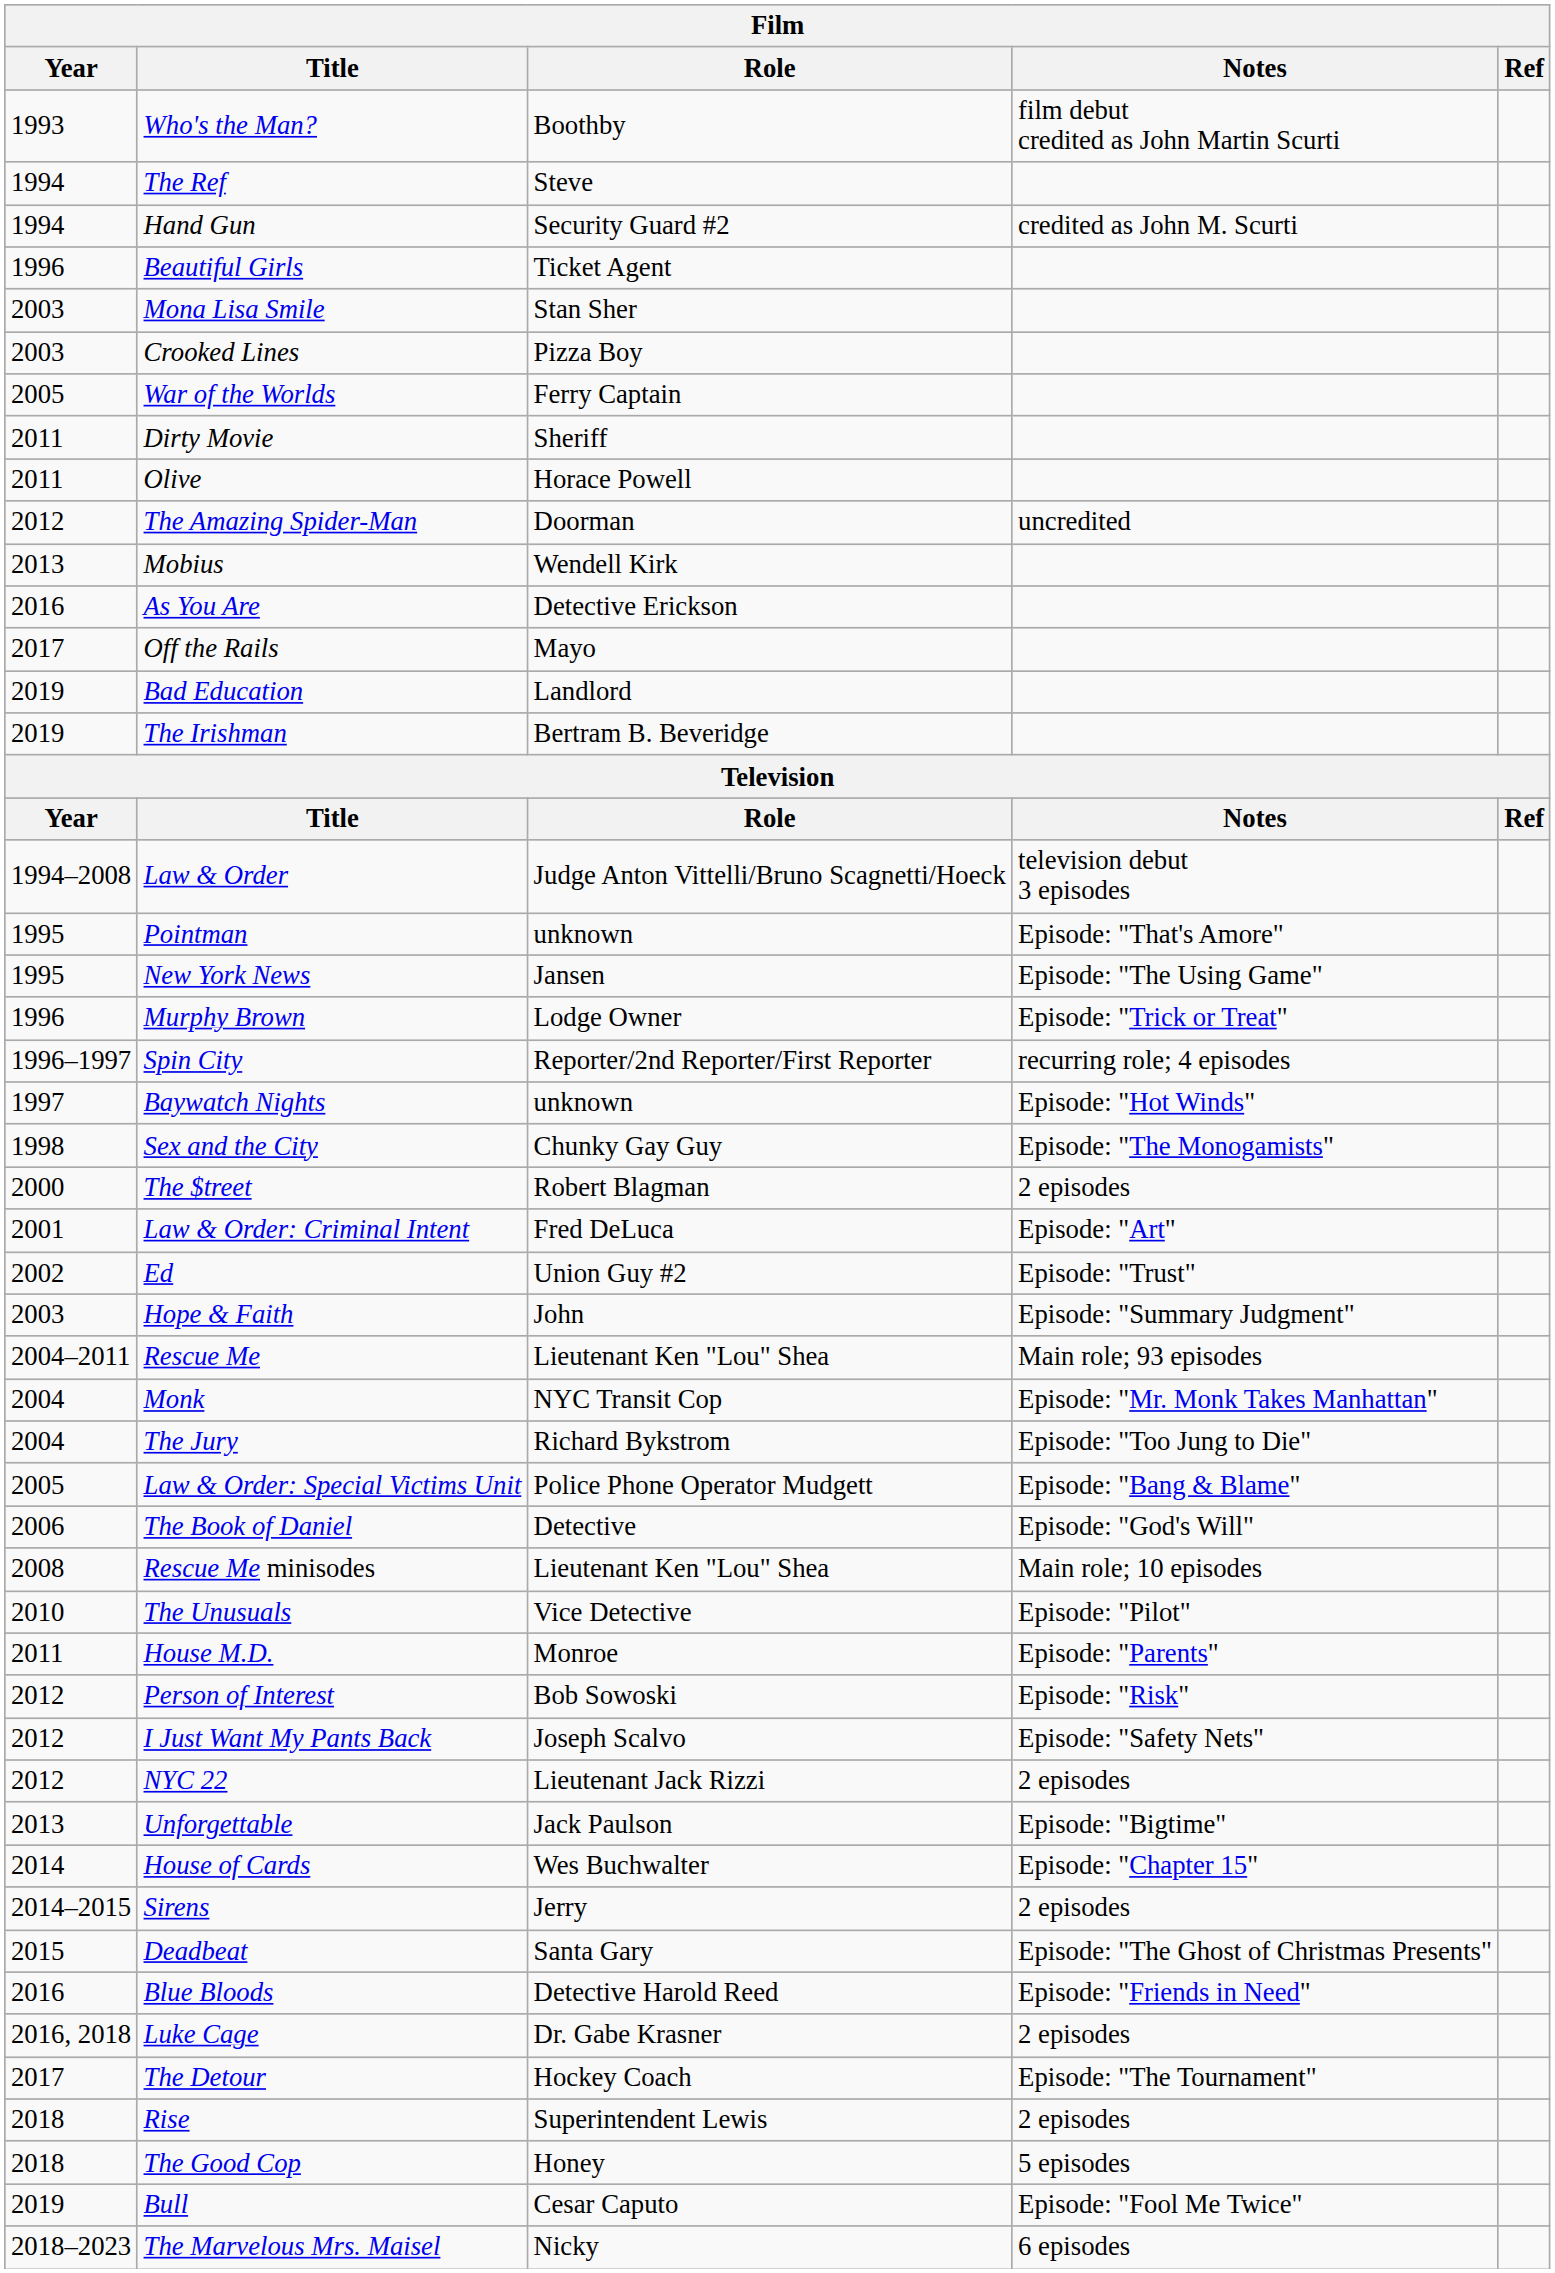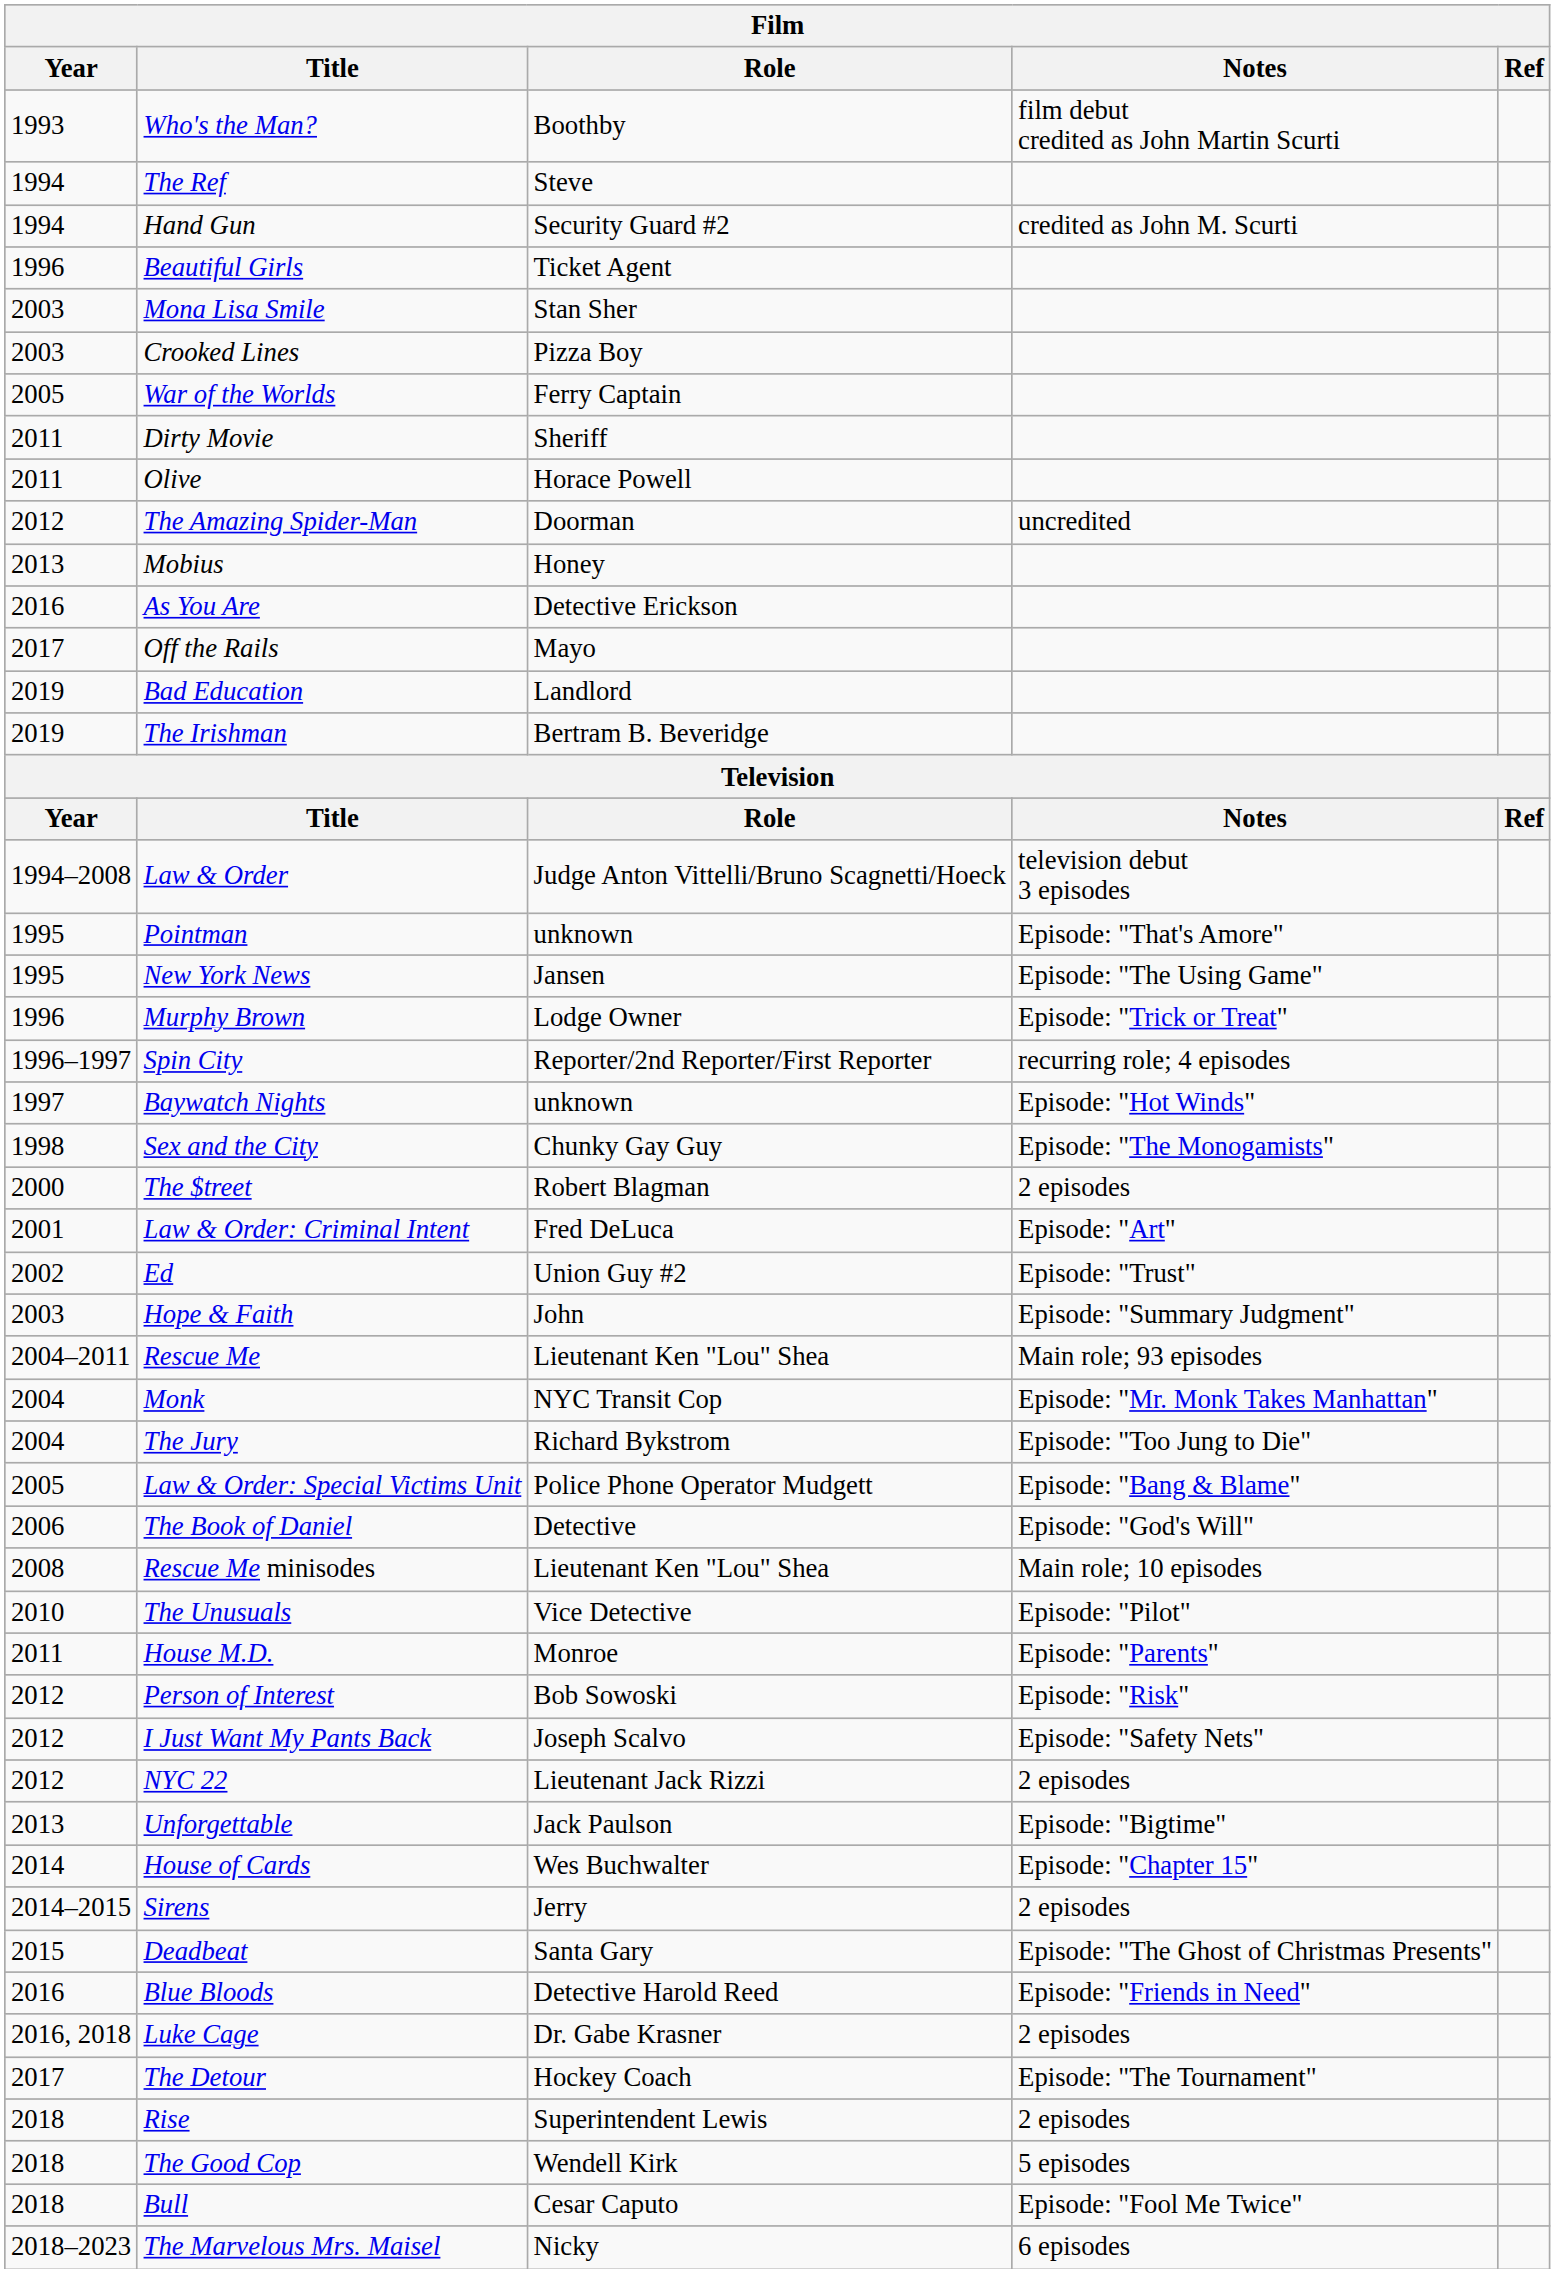(606, 564) Wendell Kirk -> (569, 564) Honey
(569, 2162) Honey -> (606, 2162) Wendell Kirk
(38, 2204) 2019 -> (38, 2204) 2018
